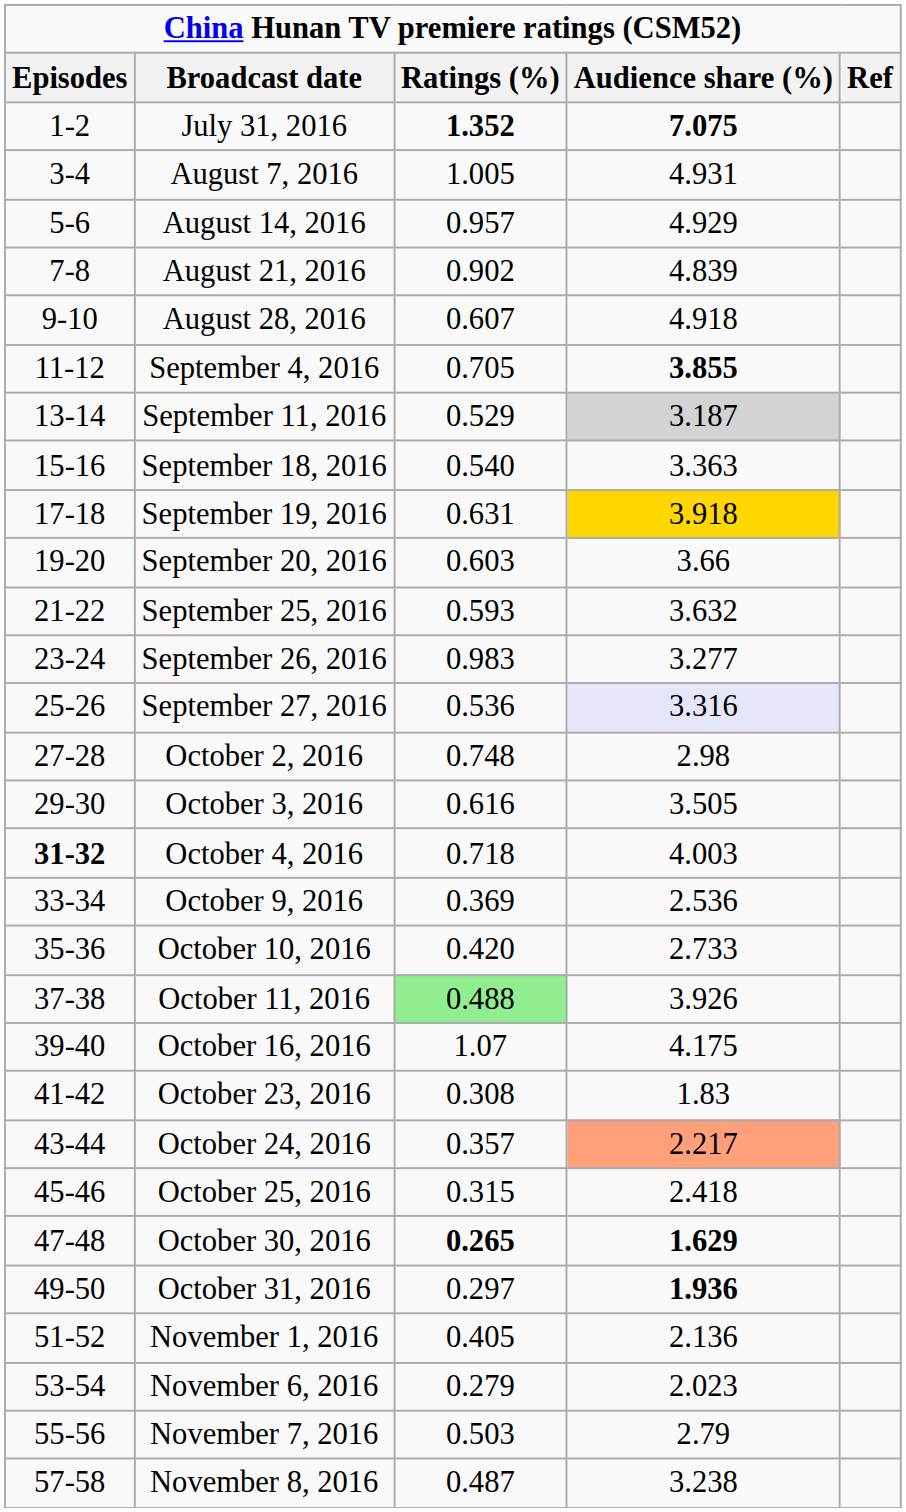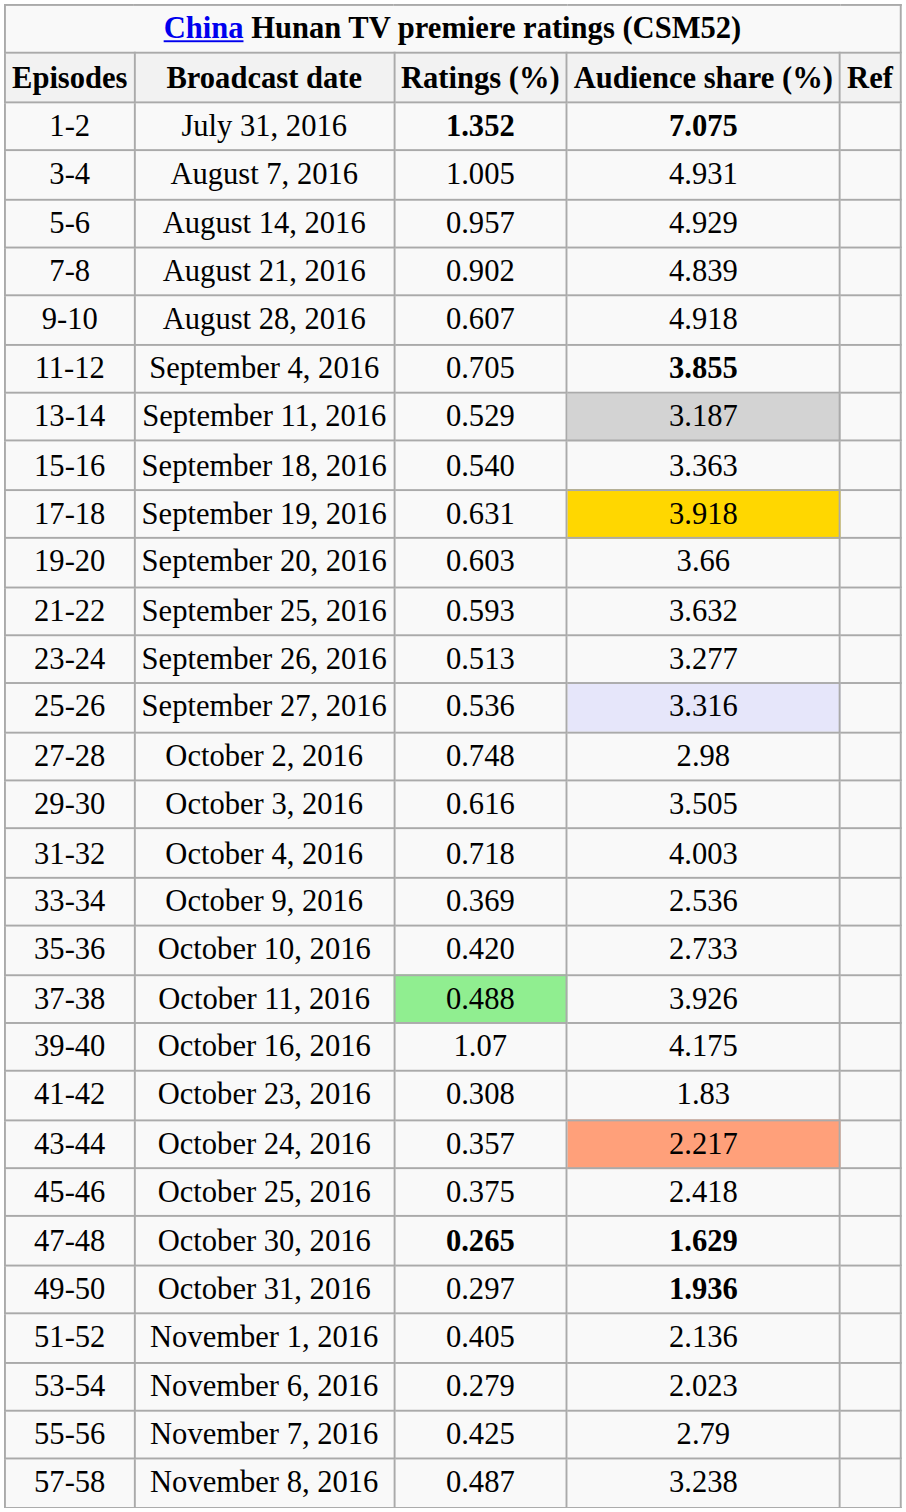(480, 658) 0.983 -> (480, 658) 0.513
(70, 852) bold -> (70, 852) normal
(480, 1191) 0.315 -> (480, 1191) 0.375
(480, 1434) 0.503 -> (480, 1434) 0.425
